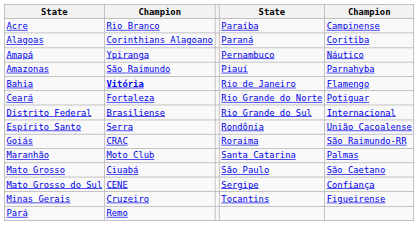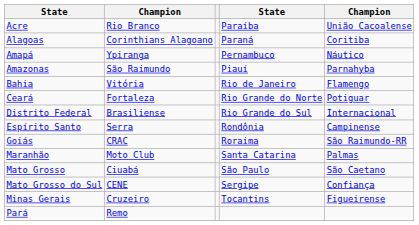(353, 26) Campinense -> (369, 26) União Cacoalense
(125, 84) bold -> (125, 84) normal
(369, 127) União Cacoalense -> (353, 127) Campinense
